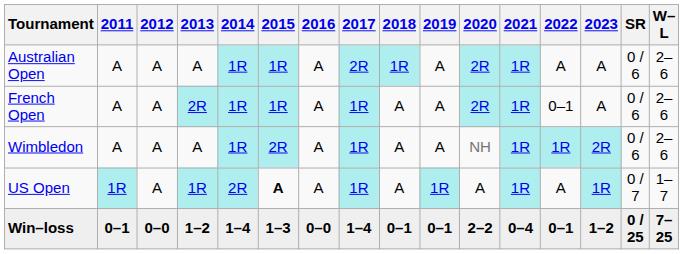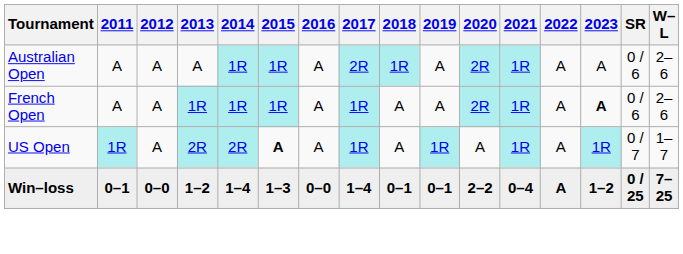(197, 106) 2R -> (197, 106) 1R
(561, 106) 0–1 -> (561, 106) A
(601, 106) normal -> (601, 106) bold
- row: (46, 147)
(197, 187) 1R -> (197, 147) 2R
(561, 228) 0–1 -> (561, 187) A
